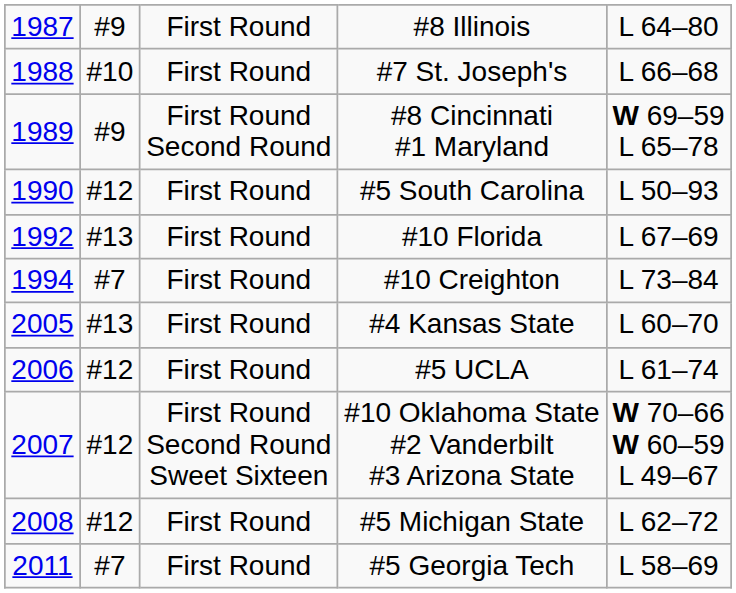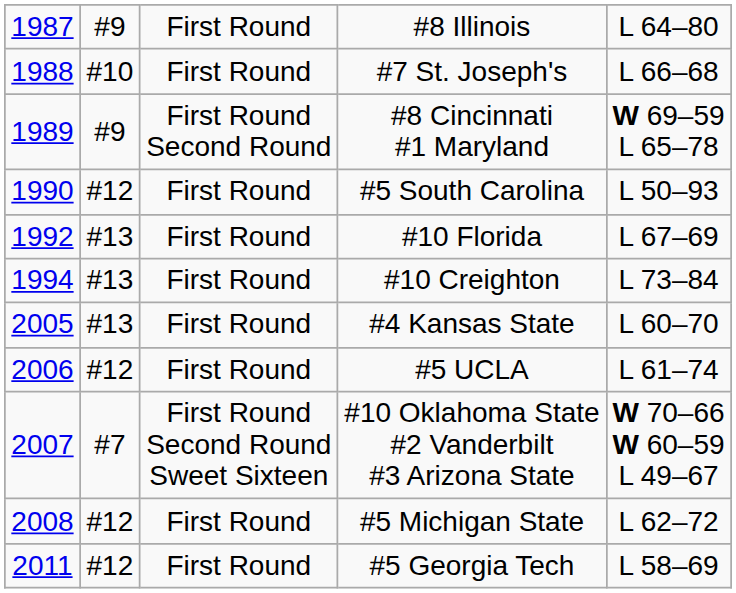(110, 280) #7 -> (110, 280) #13
(110, 444) #12 -> (110, 444) #7
(110, 565) #7 -> (110, 565) #12
